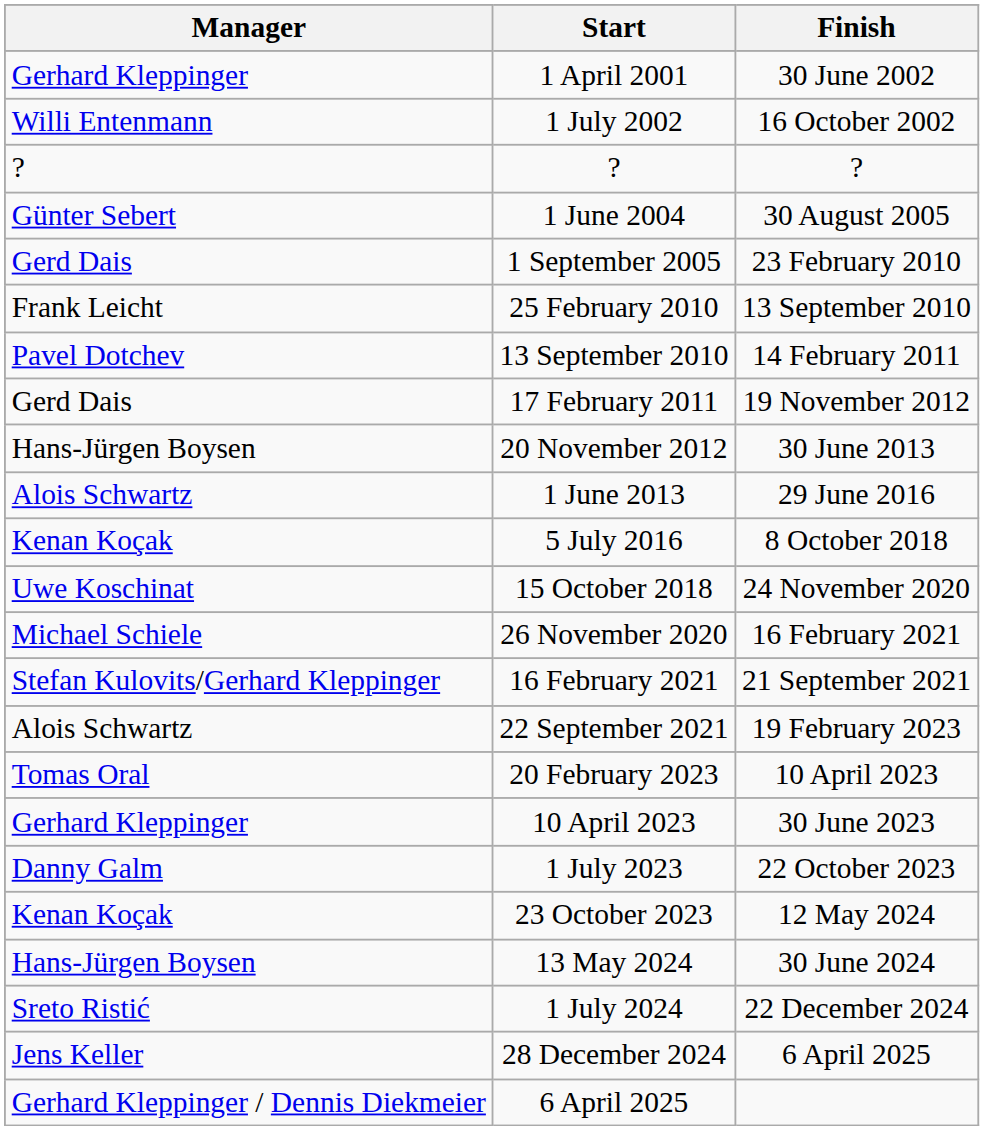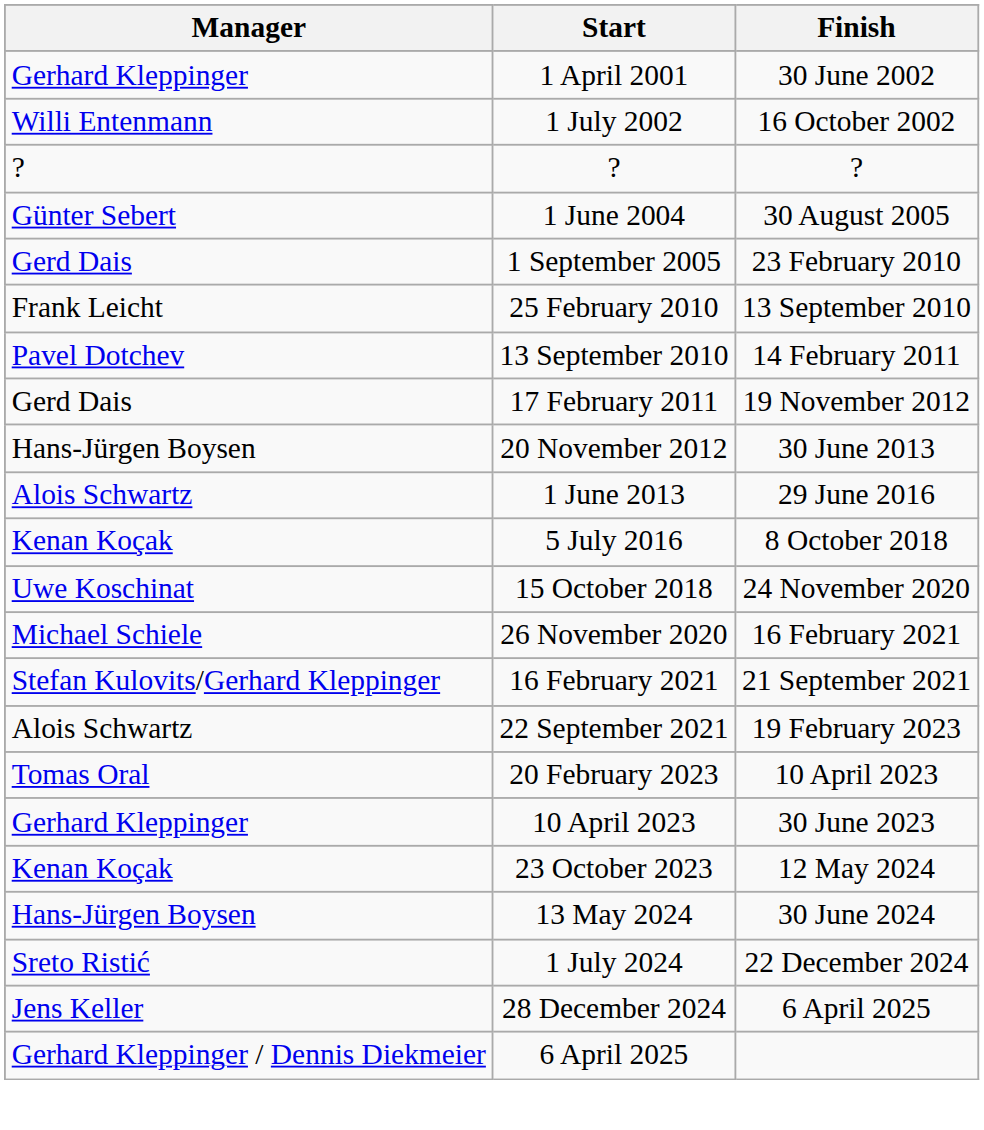- row: (614, 868)
